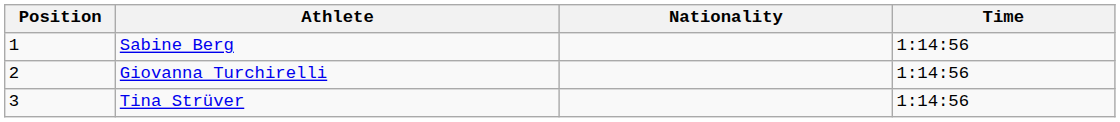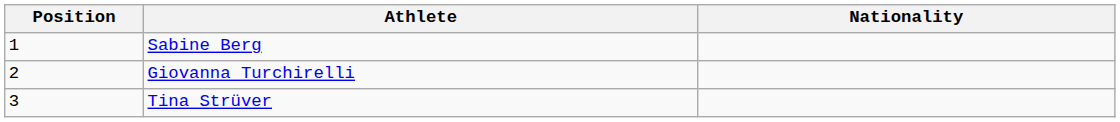- column: (1003, 19)
